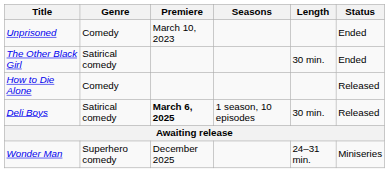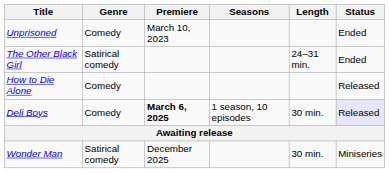(308, 59) 30 min. -> (305, 59) 24–31 min.
(100, 112) Satirical comedy -> (103, 112) Comedy
(359, 112) no background -> (359, 112) lavender background
(105, 154) Superhero comedy -> (102, 154) Satirical comedy
(306, 154) 24–31 min. -> (307, 154) 30 min.
